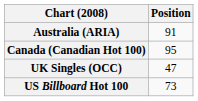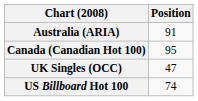(171, 86) 73 -> (171, 86) 74
